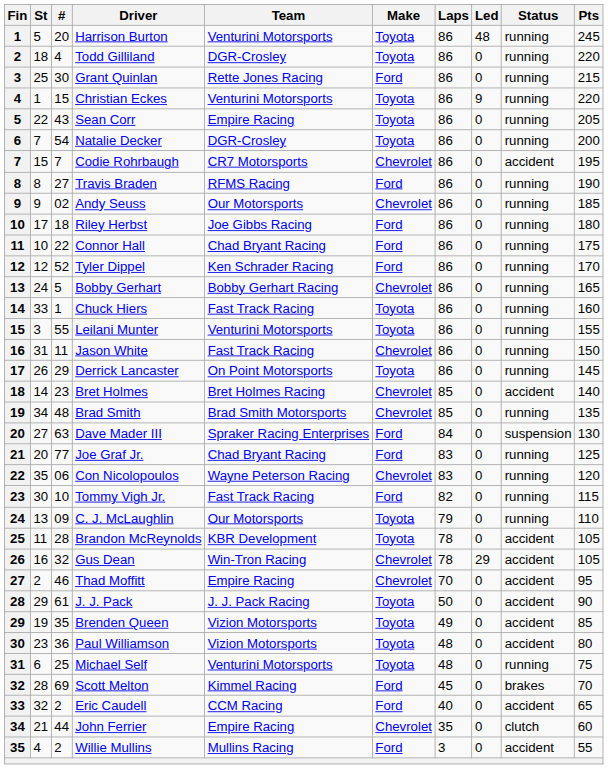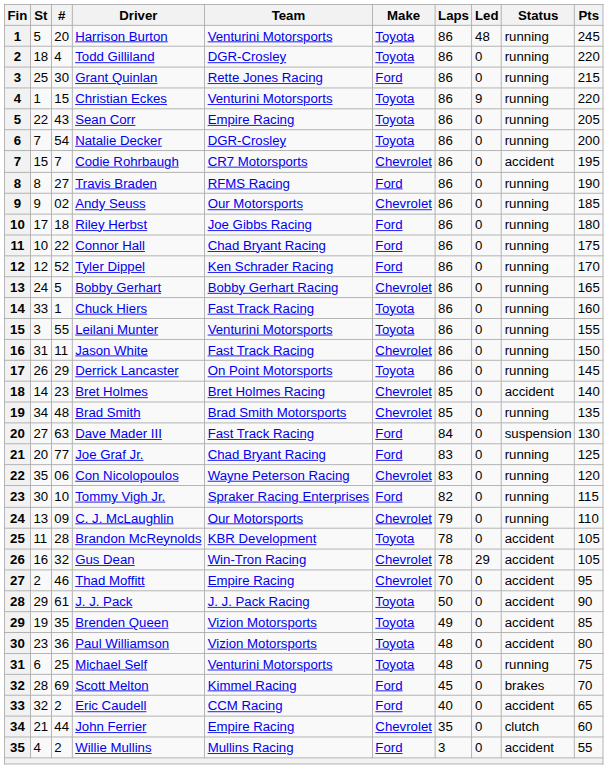(288, 434) Spraker Racing Enterprises -> (261, 434) Fast Track Racing
(261, 497) Fast Track Racing -> (288, 497) Spraker Racing Enterprises
(395, 518) Toyota -> (404, 518) Chevrolet
